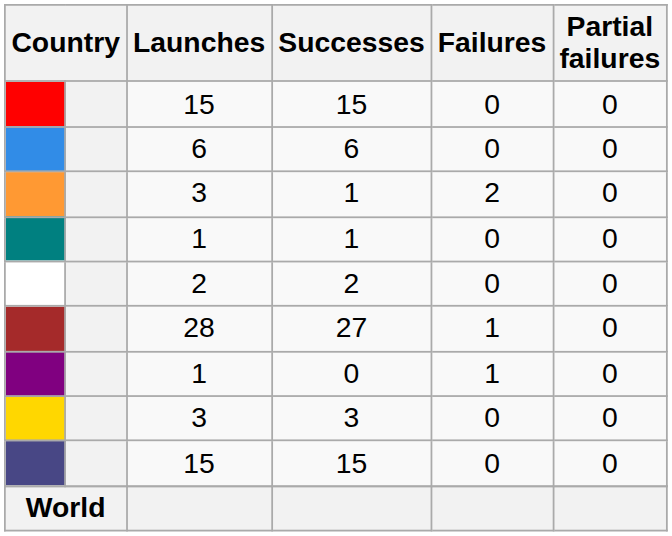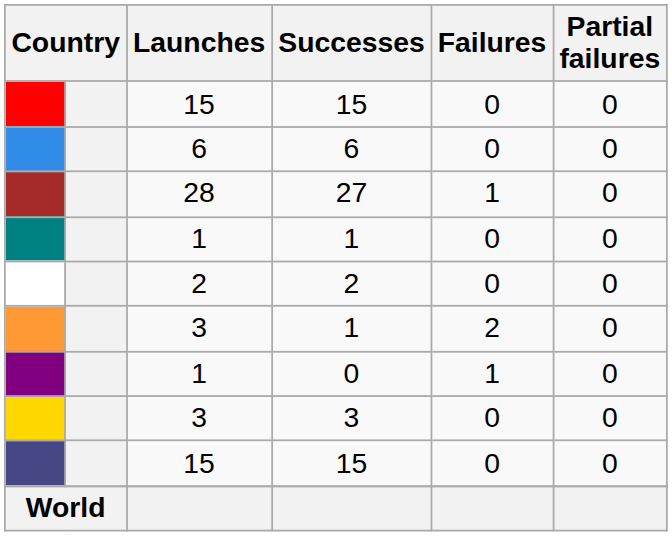rows swapped: (199, 193) <-> (199, 328)
